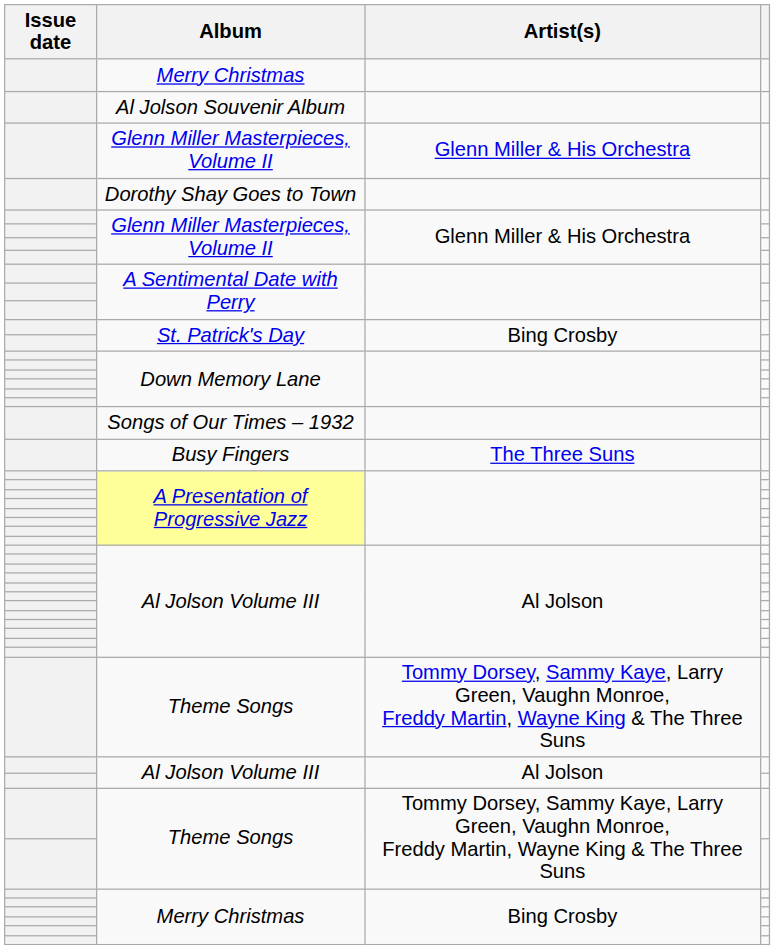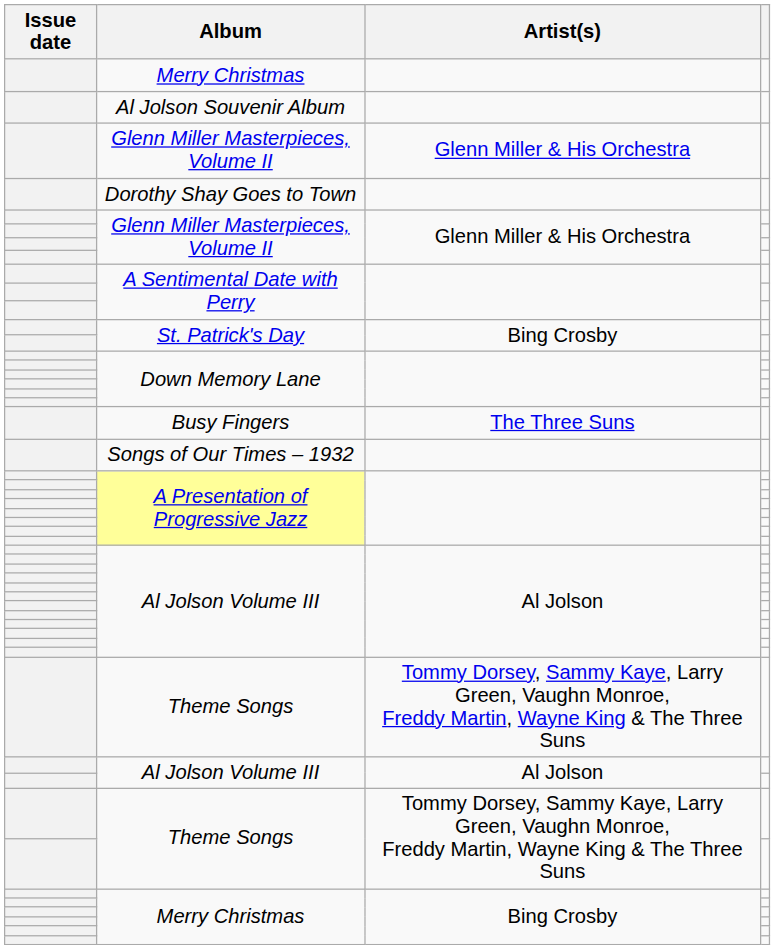rows swapped: (231, 454) <-> (231, 422)
